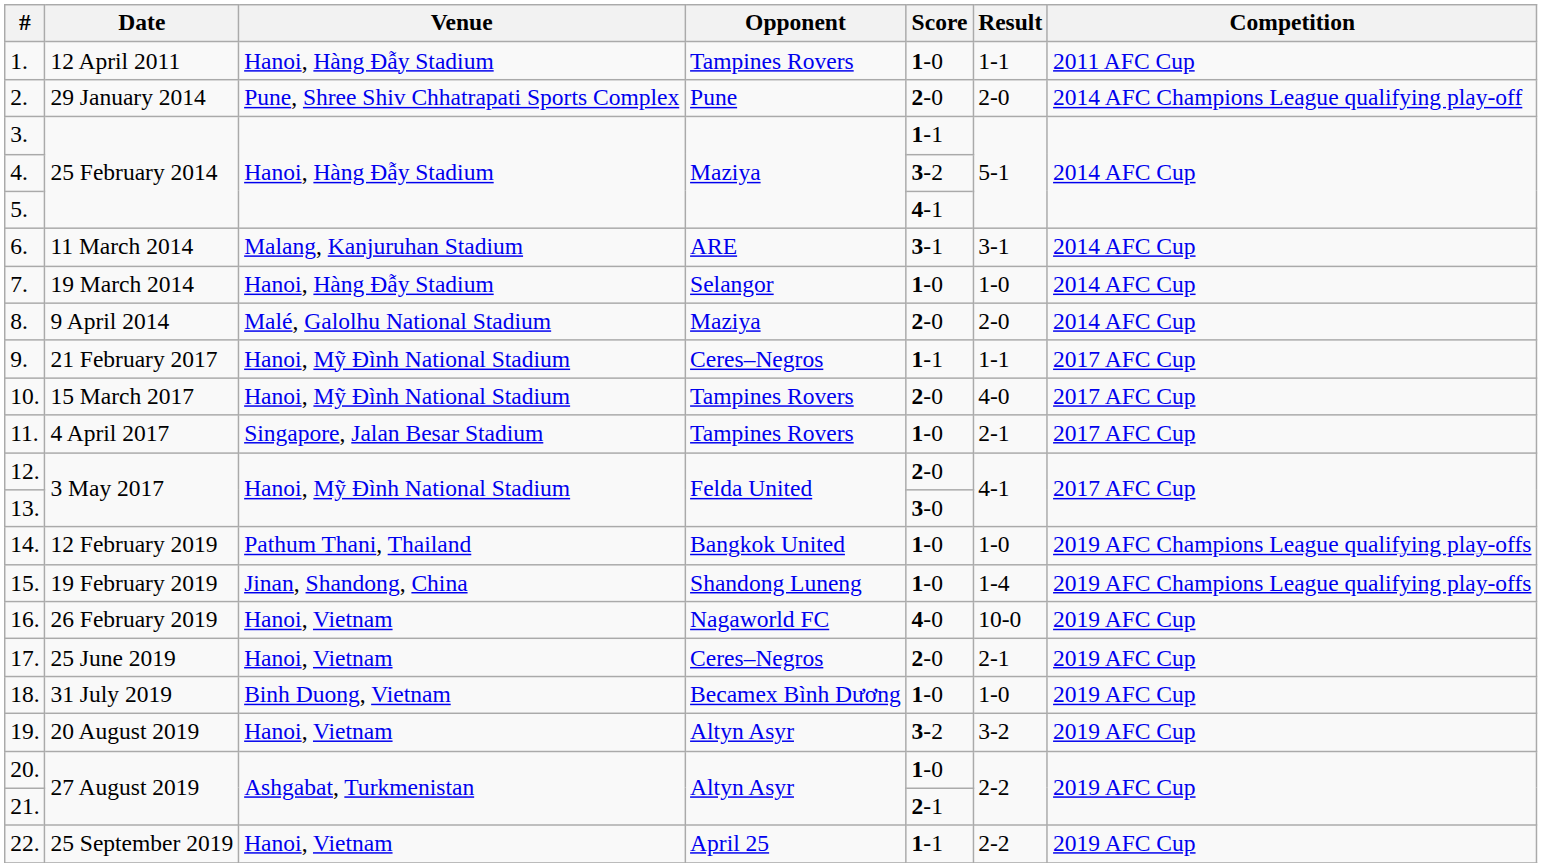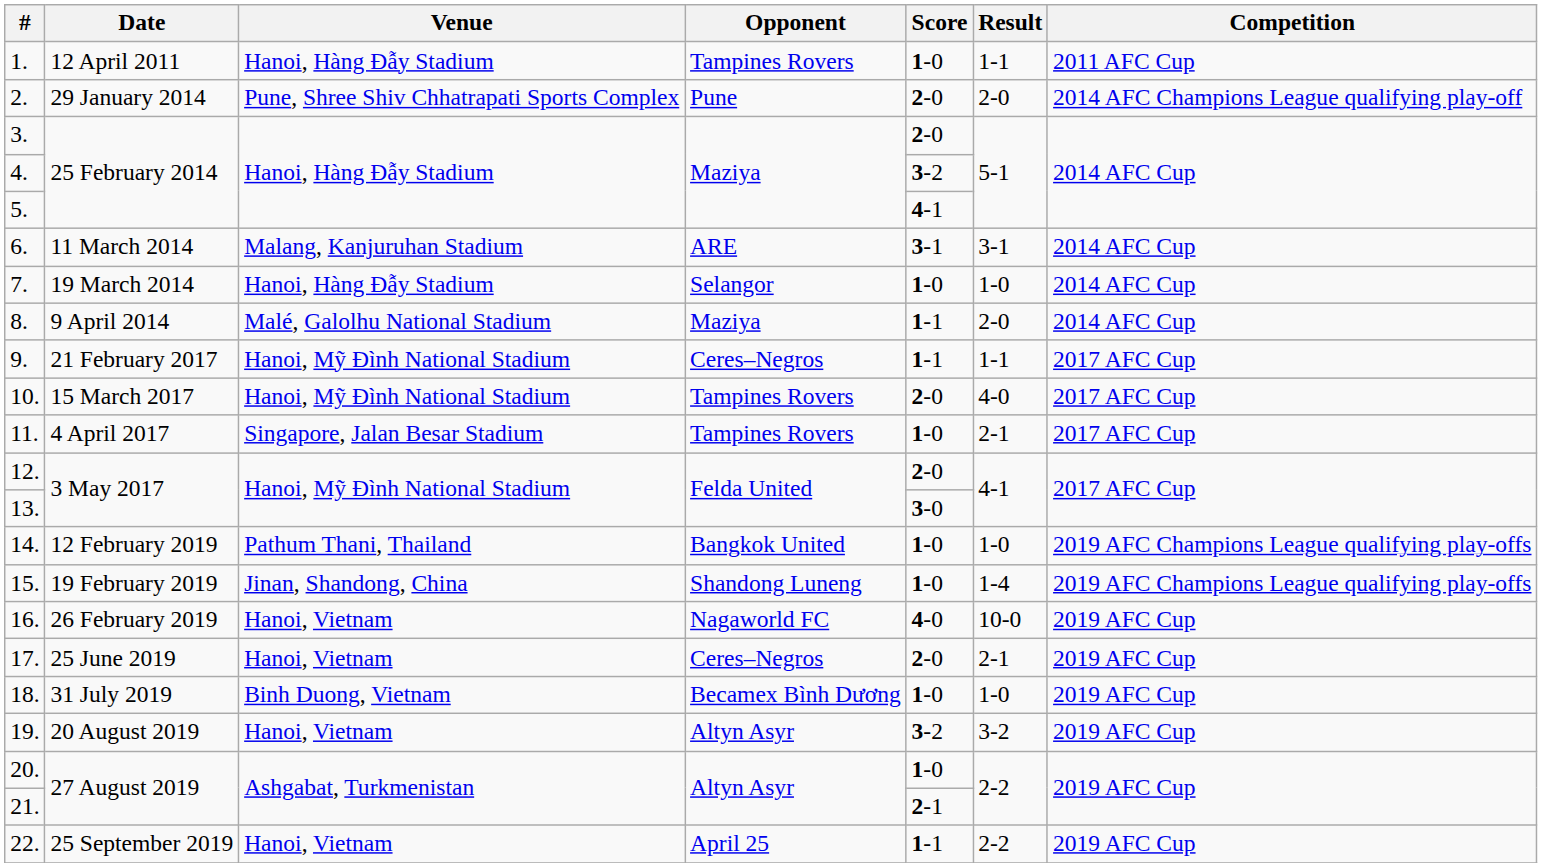(927, 135) 1-1 -> (927, 135) 2-0
(927, 321) 2-0 -> (927, 321) 1-1
